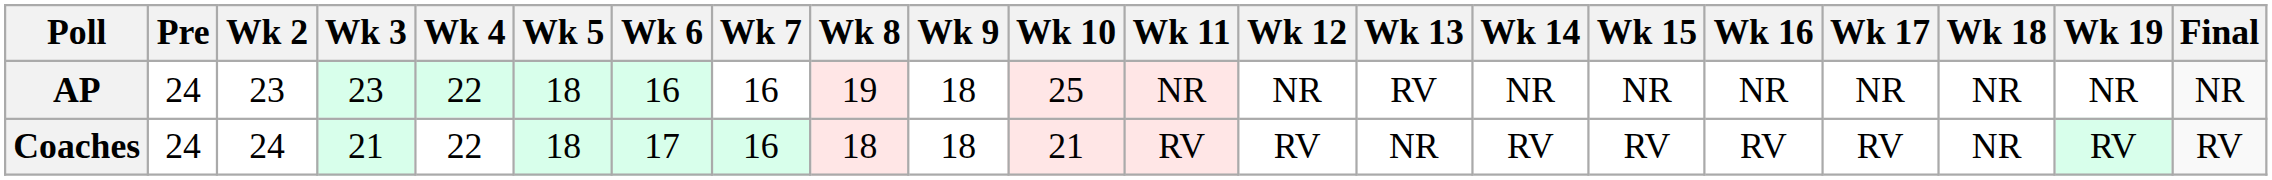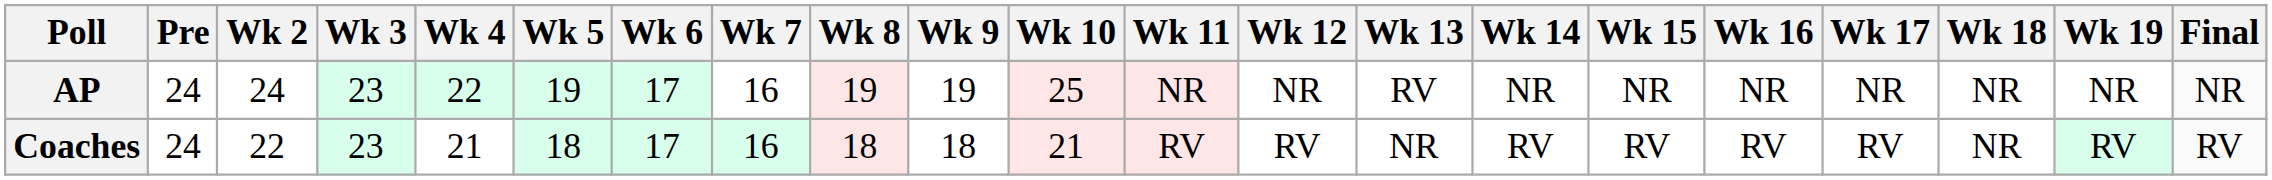(267, 89) 23 -> (267, 89) 24
(563, 89) 18 -> (563, 89) 19
(662, 89) 16 -> (662, 89) 17
(958, 89) 18 -> (958, 89) 19
(267, 145) 24 -> (267, 145) 22
(366, 145) 21 -> (366, 145) 23
(465, 145) 22 -> (465, 145) 21
